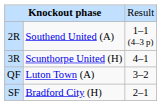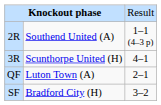(141, 75) 3–2 -> (141, 75) 2–1
(141, 92) 2–1 -> (141, 92) 3–2
